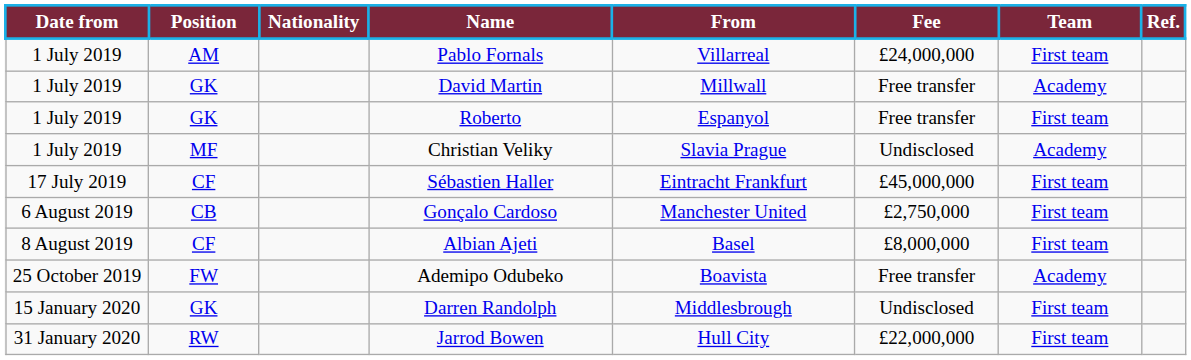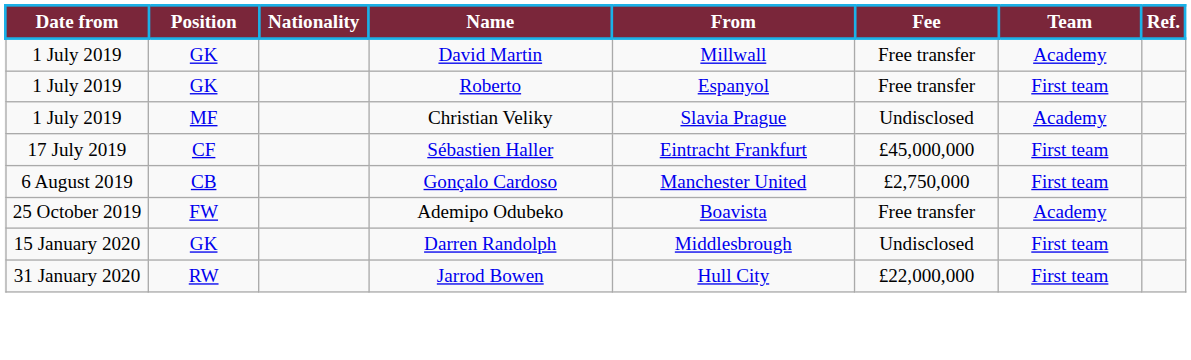- row: (490, 54)
- row: (490, 244)
